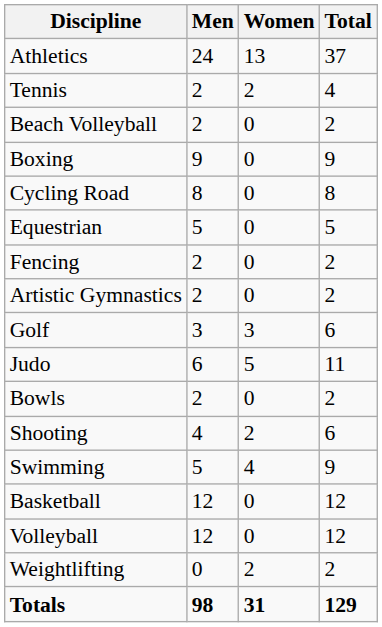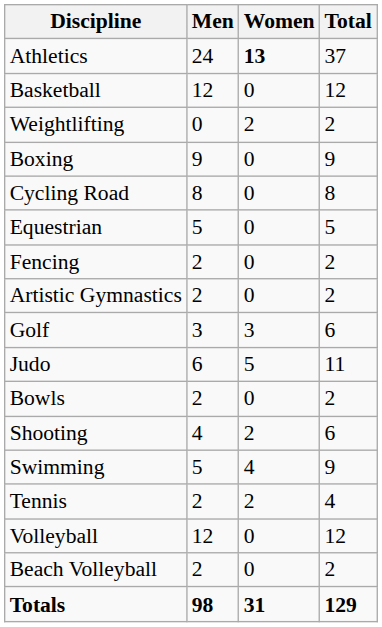(255, 55) normal -> (255, 55) bold
rows swapped: (55, 501) <-> (38, 90)
rows swapped: (83, 124) <-> (67, 569)
